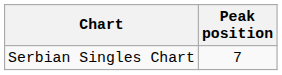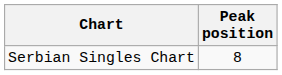(237, 58) 7 -> (237, 58) 8
